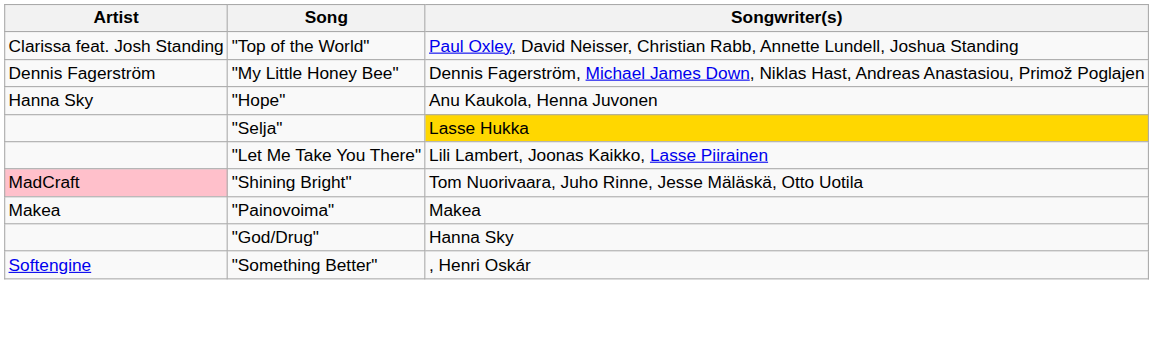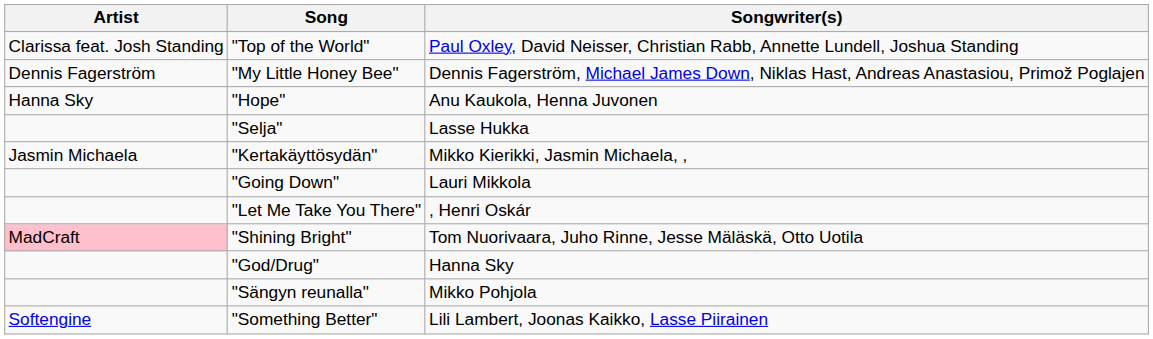(479, 127) gold background -> (479, 127) no background
+ row: (305, 155)
+ row: (285, 182)
(599, 155) Lili Lambert, Joonas Kaikko, Lasse Piirainen -> (480, 210) , Henri Oskár
- row: (283, 210)
+ row: (300, 292)
(480, 264) , Henri Oskár -> (599, 319) Lili Lambert, Joonas Kaikko, Lasse Piirainen
